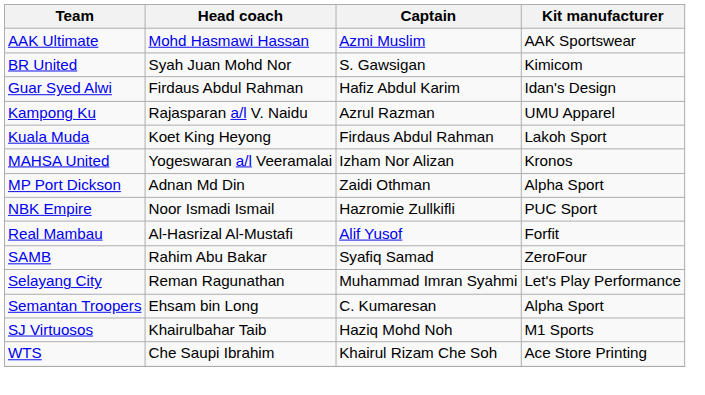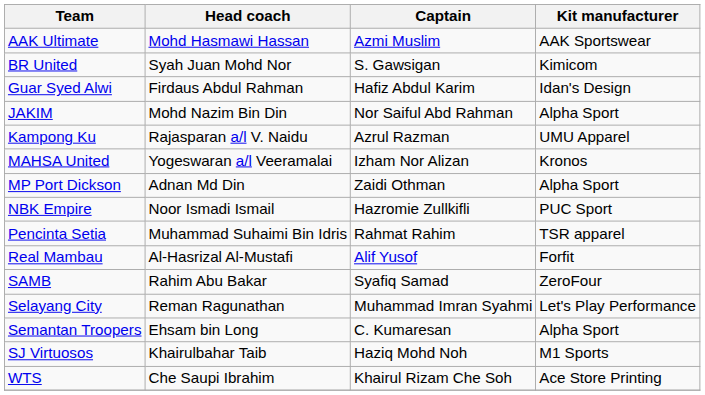+ row: (30, 112)
- row: (49, 137)
+ row: (57, 233)
